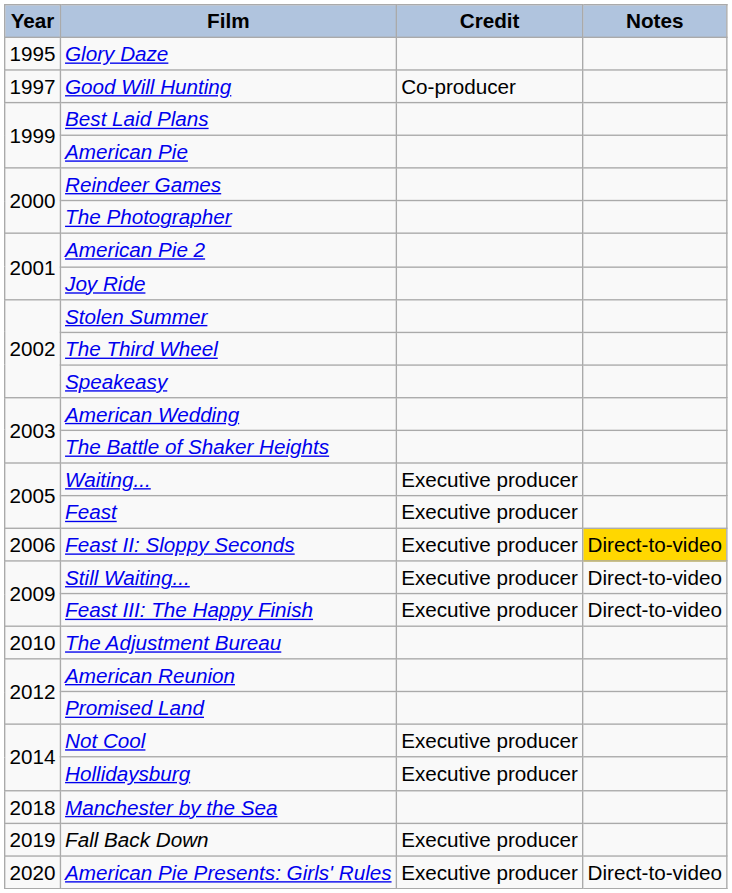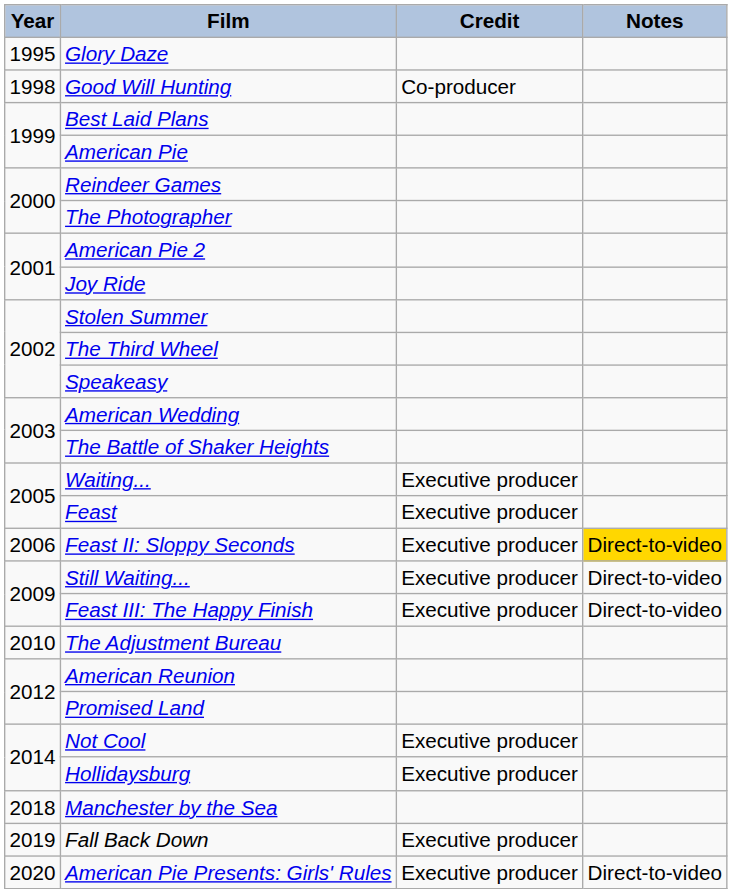(32, 87) 1997 -> (32, 87) 1998
